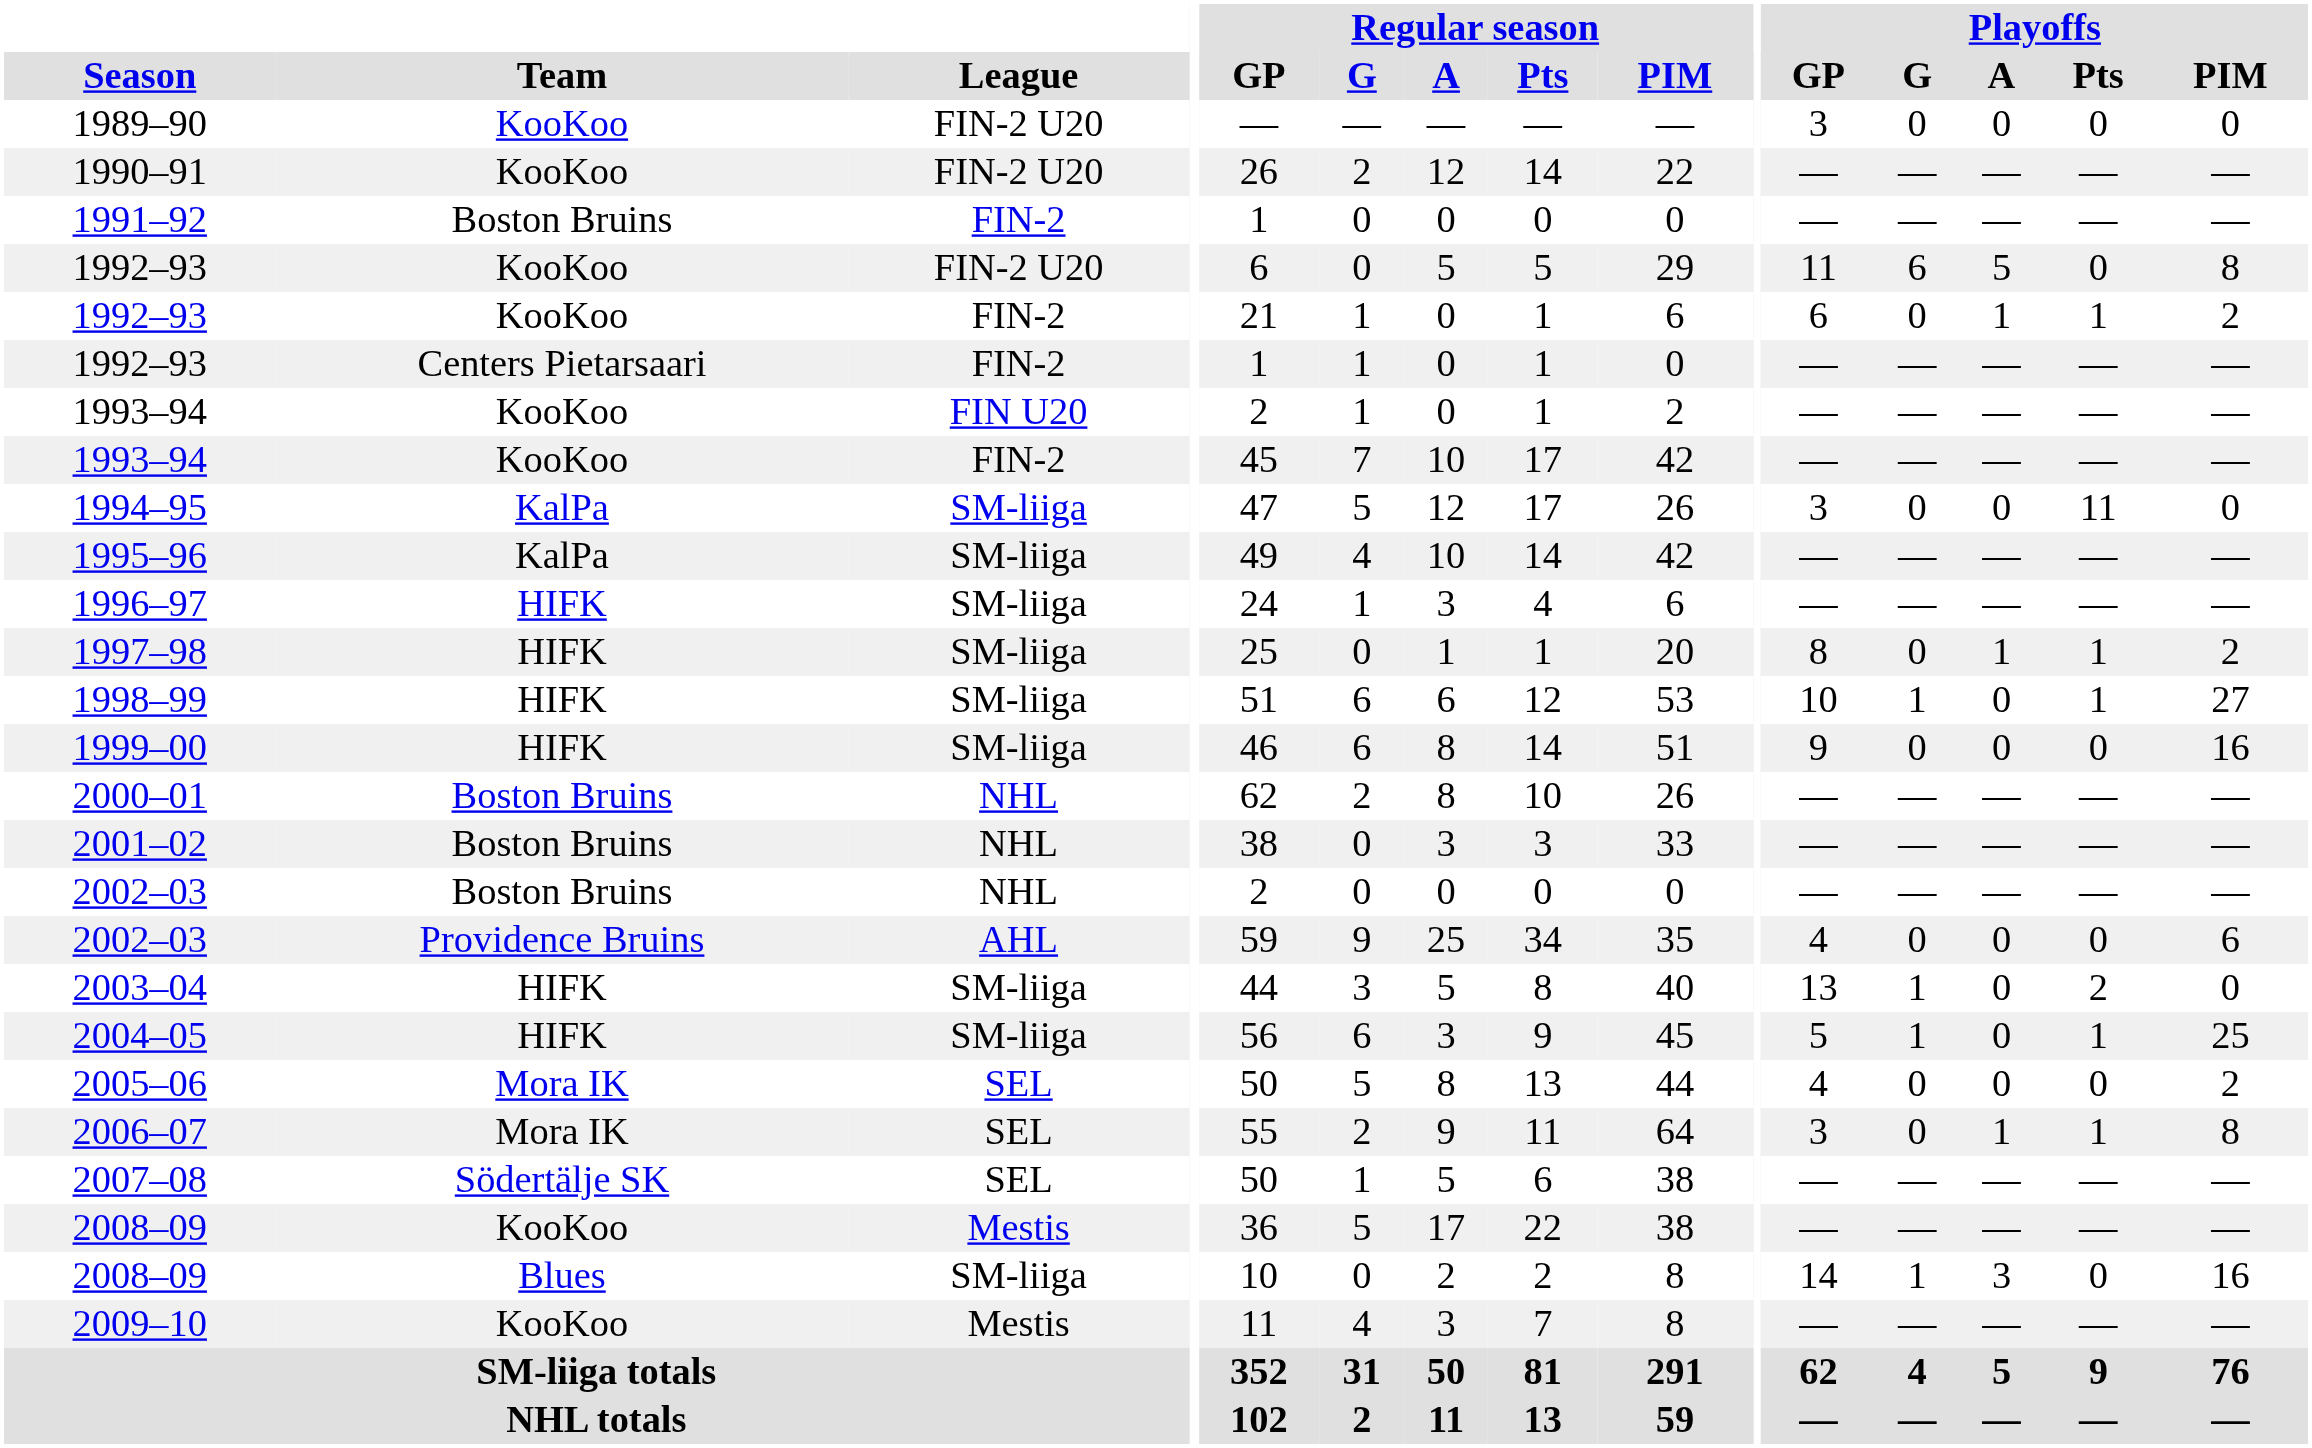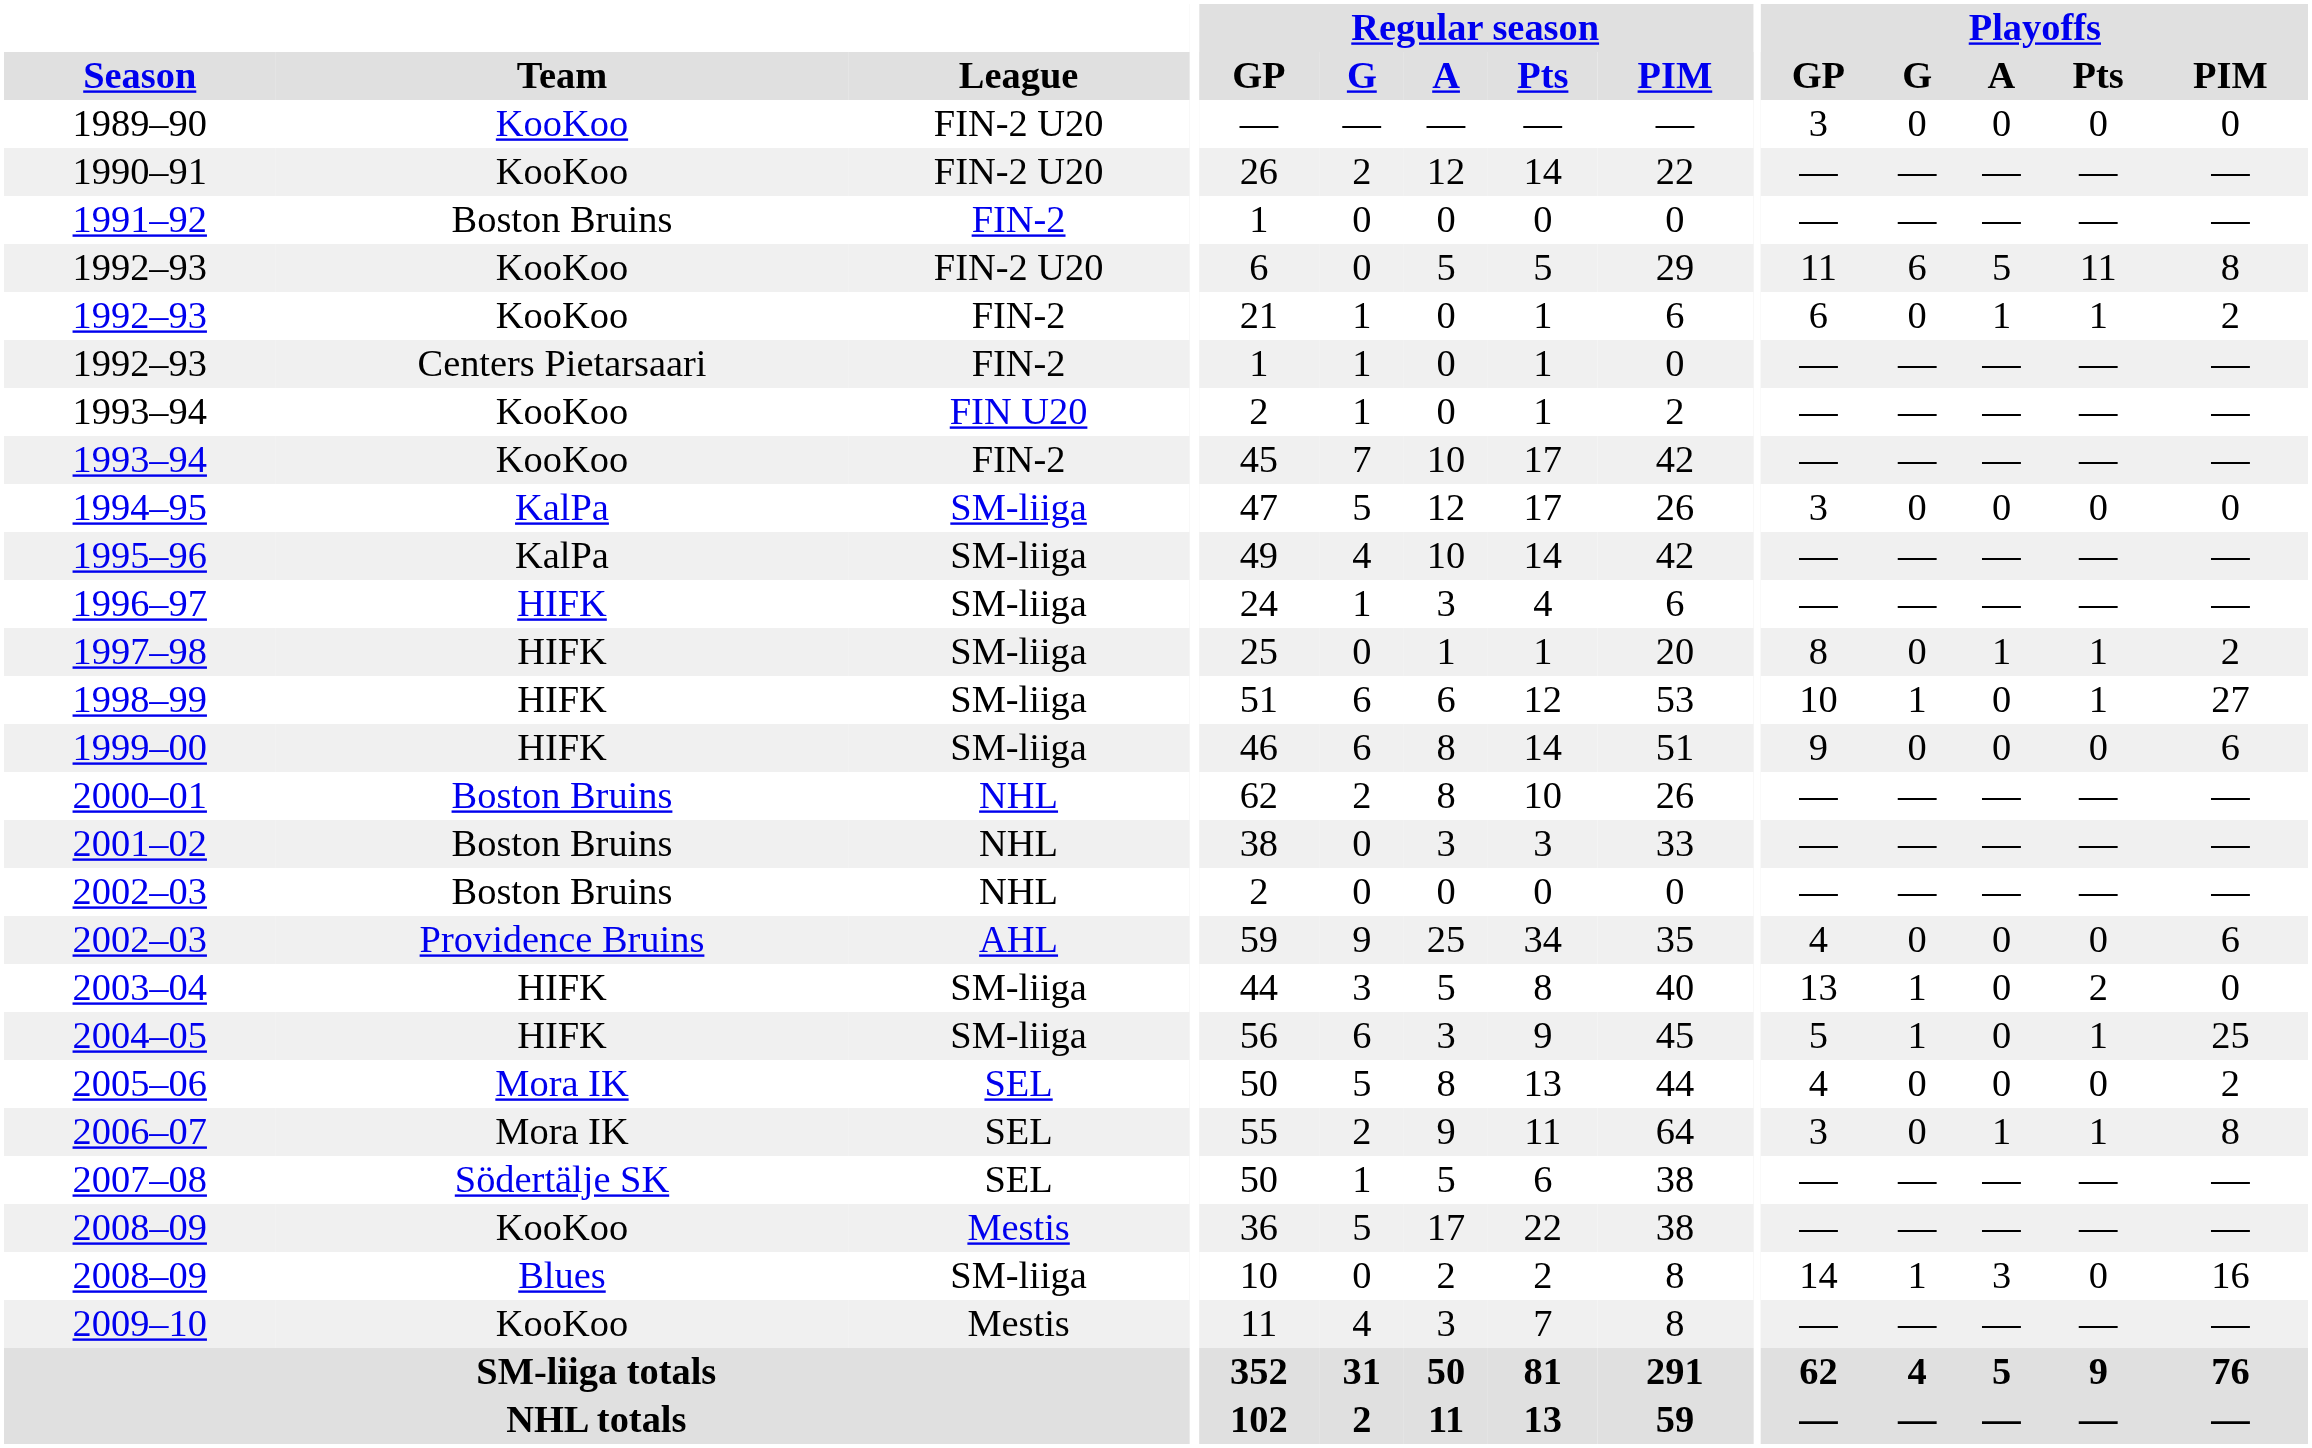(2098, 267) 0 -> (2098, 267) 11
(2098, 507) 11 -> (2098, 507) 0
(2230, 747) 16 -> (2230, 747) 6
